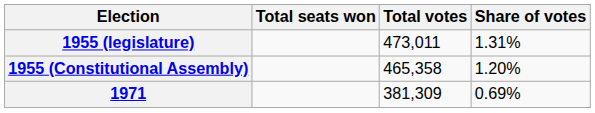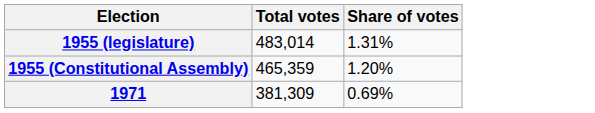- column: (316, 17)
(412, 42) 473,011 -> (285, 42) 483,014
(412, 68) 465,358 -> (285, 68) 465,359
